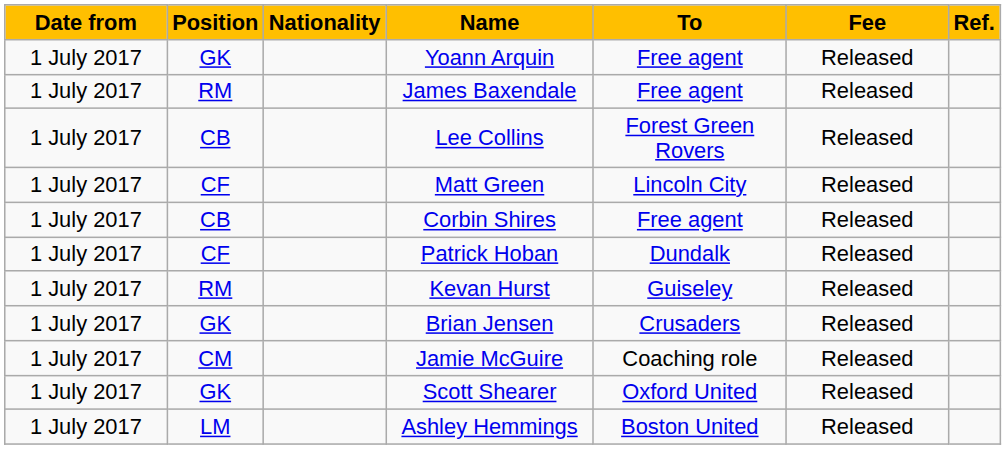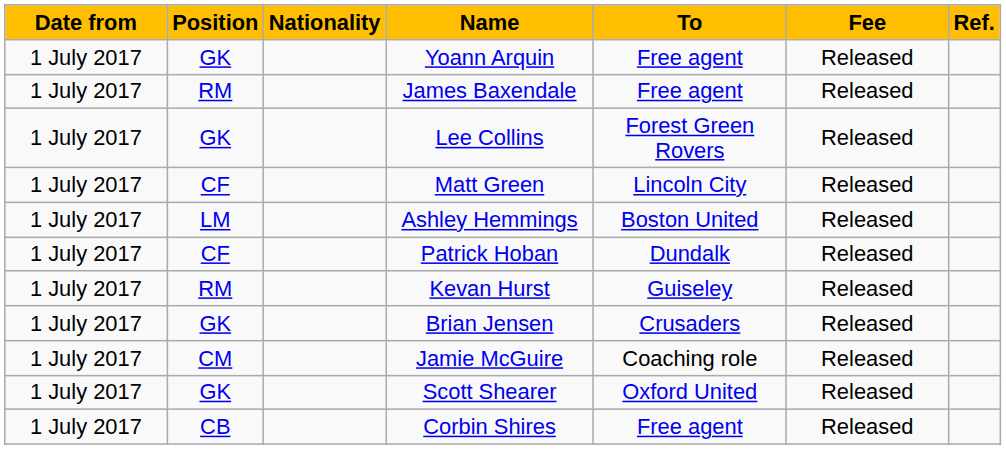(215, 138) CB -> (215, 138) GK
rows swapped: (490, 427) <-> (490, 220)
